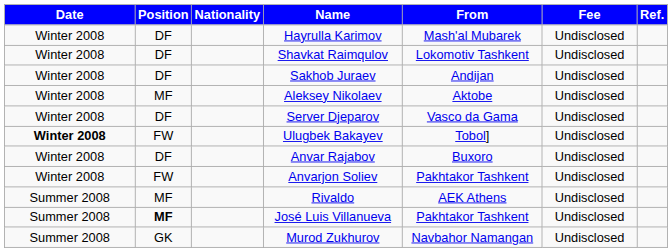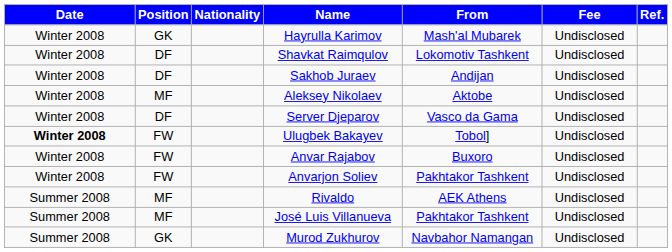(163, 35) DF -> (163, 35) GK
(163, 157) DF -> (163, 157) FW
(163, 217) bold -> (163, 217) normal
